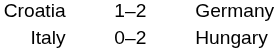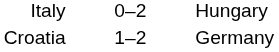rows swapped: (35, 11) <-> (48, 37)
